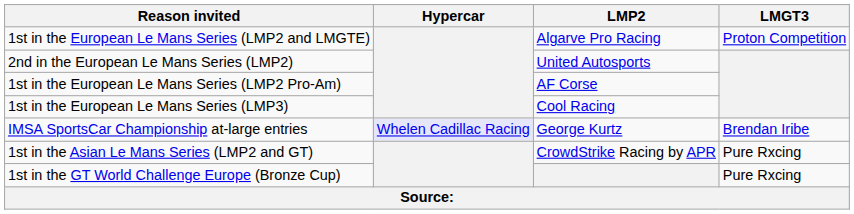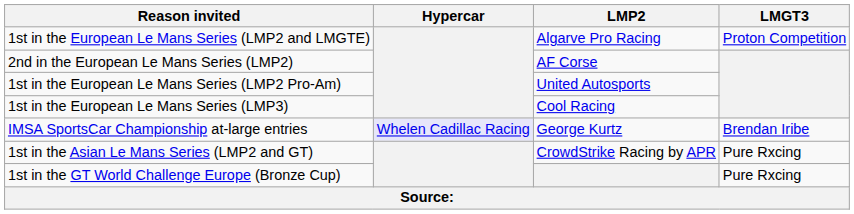(593, 61) United Autosports -> (567, 61) AF Corse
(567, 84) AF Corse -> (593, 84) United Autosports
